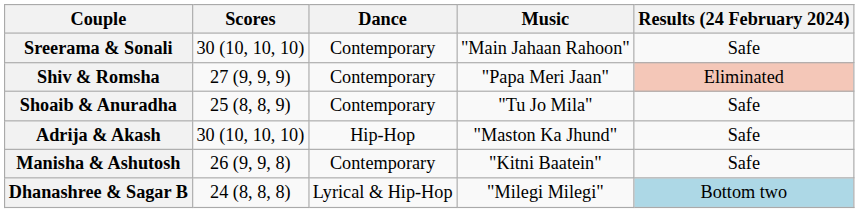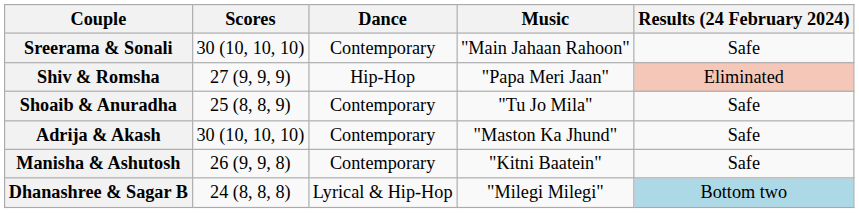(383, 76) Contemporary -> (383, 76) Hip-Hop
(383, 134) Hip-Hop -> (383, 134) Contemporary
